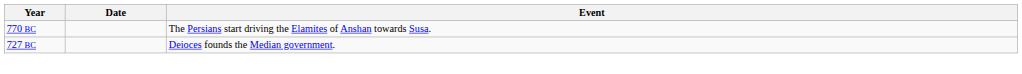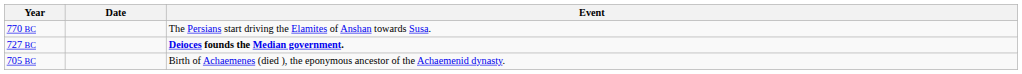(252, 45) normal -> (256, 45) bold
+ row: (21, 61)
